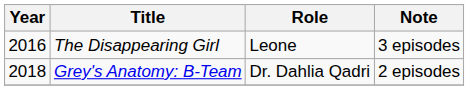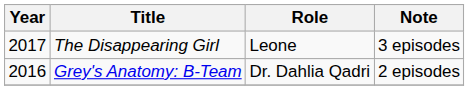(27, 44) 2016 -> (27, 44) 2017
(27, 71) 2018 -> (27, 71) 2016
